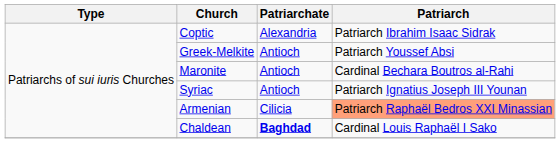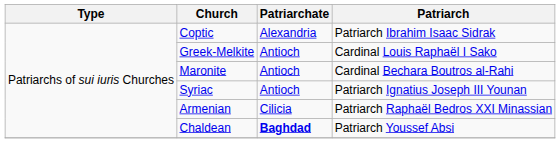(394, 52) Patriarch Youssef Absi -> (416, 52) Cardinal Louis Raphaël I Sako
(443, 109) lightsalmon background -> (443, 109) no background
(416, 128) Cardinal Louis Raphaël I Sako -> (394, 128) Patriarch Youssef Absi
